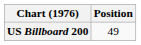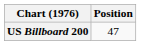(113, 31) 49 -> (113, 31) 47
